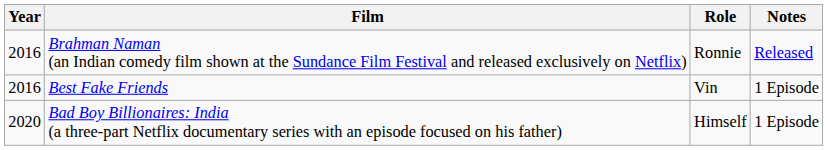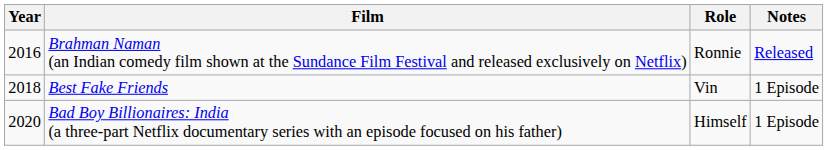(25, 87) 2016 -> (25, 87) 2018
